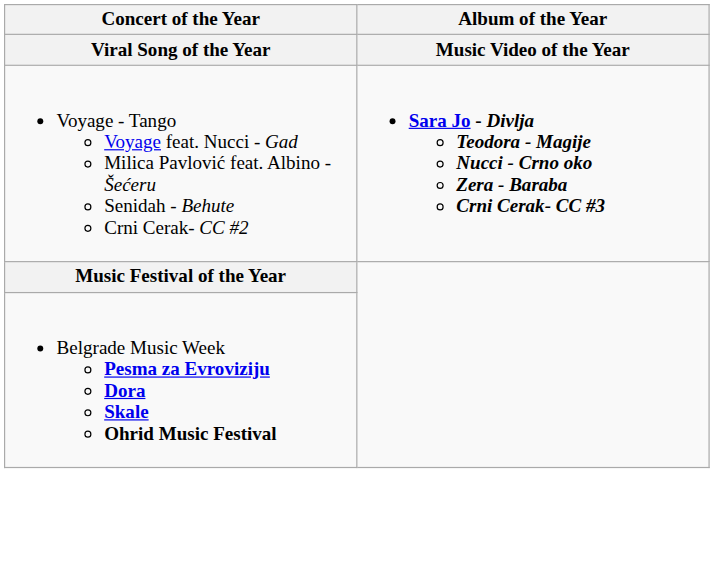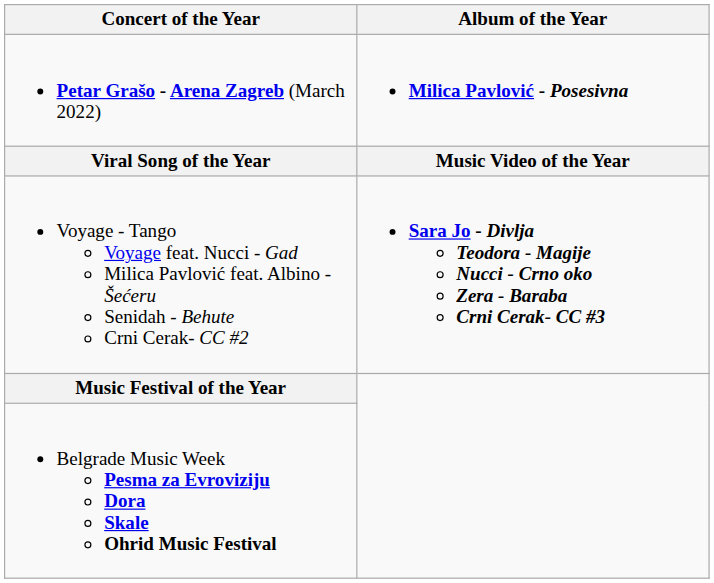+ row: (181, 101)
